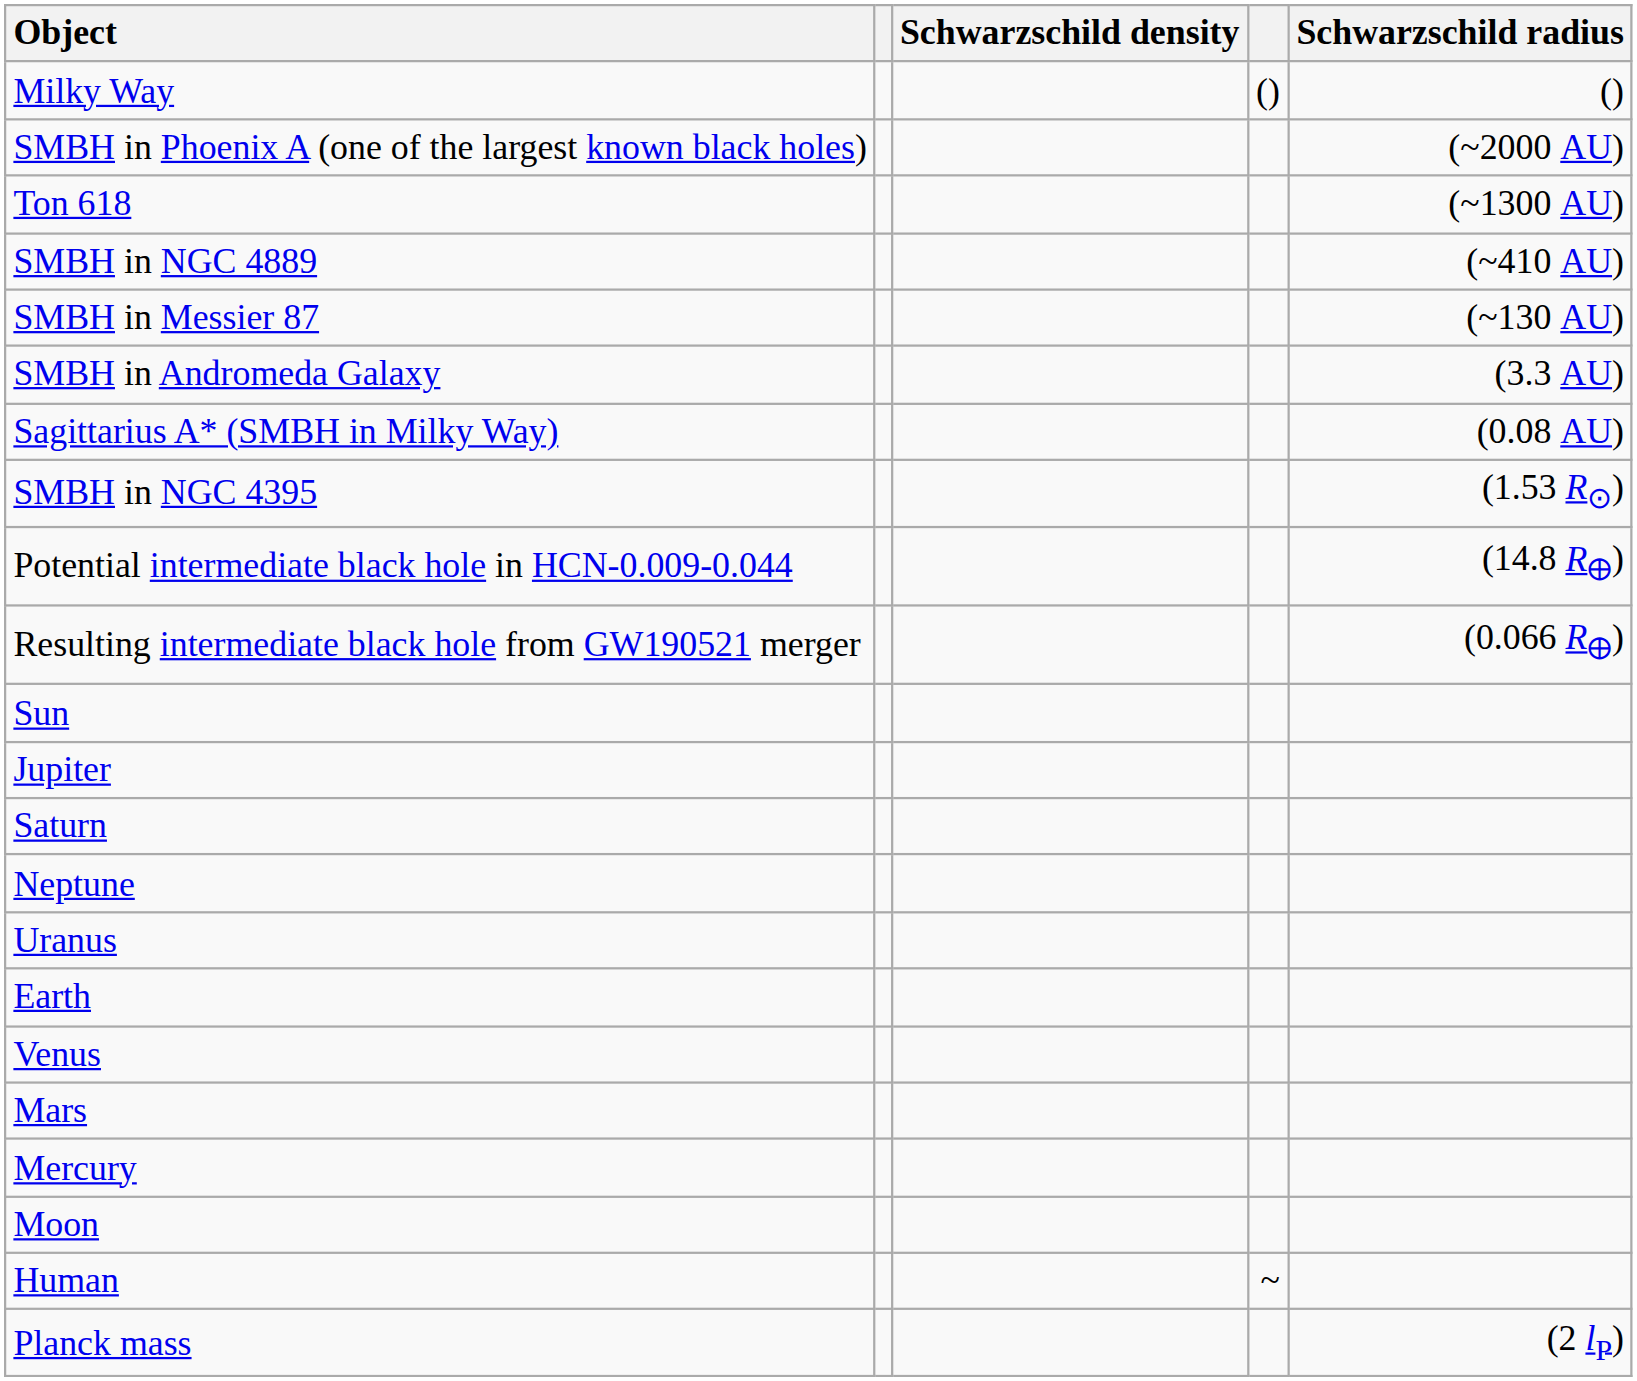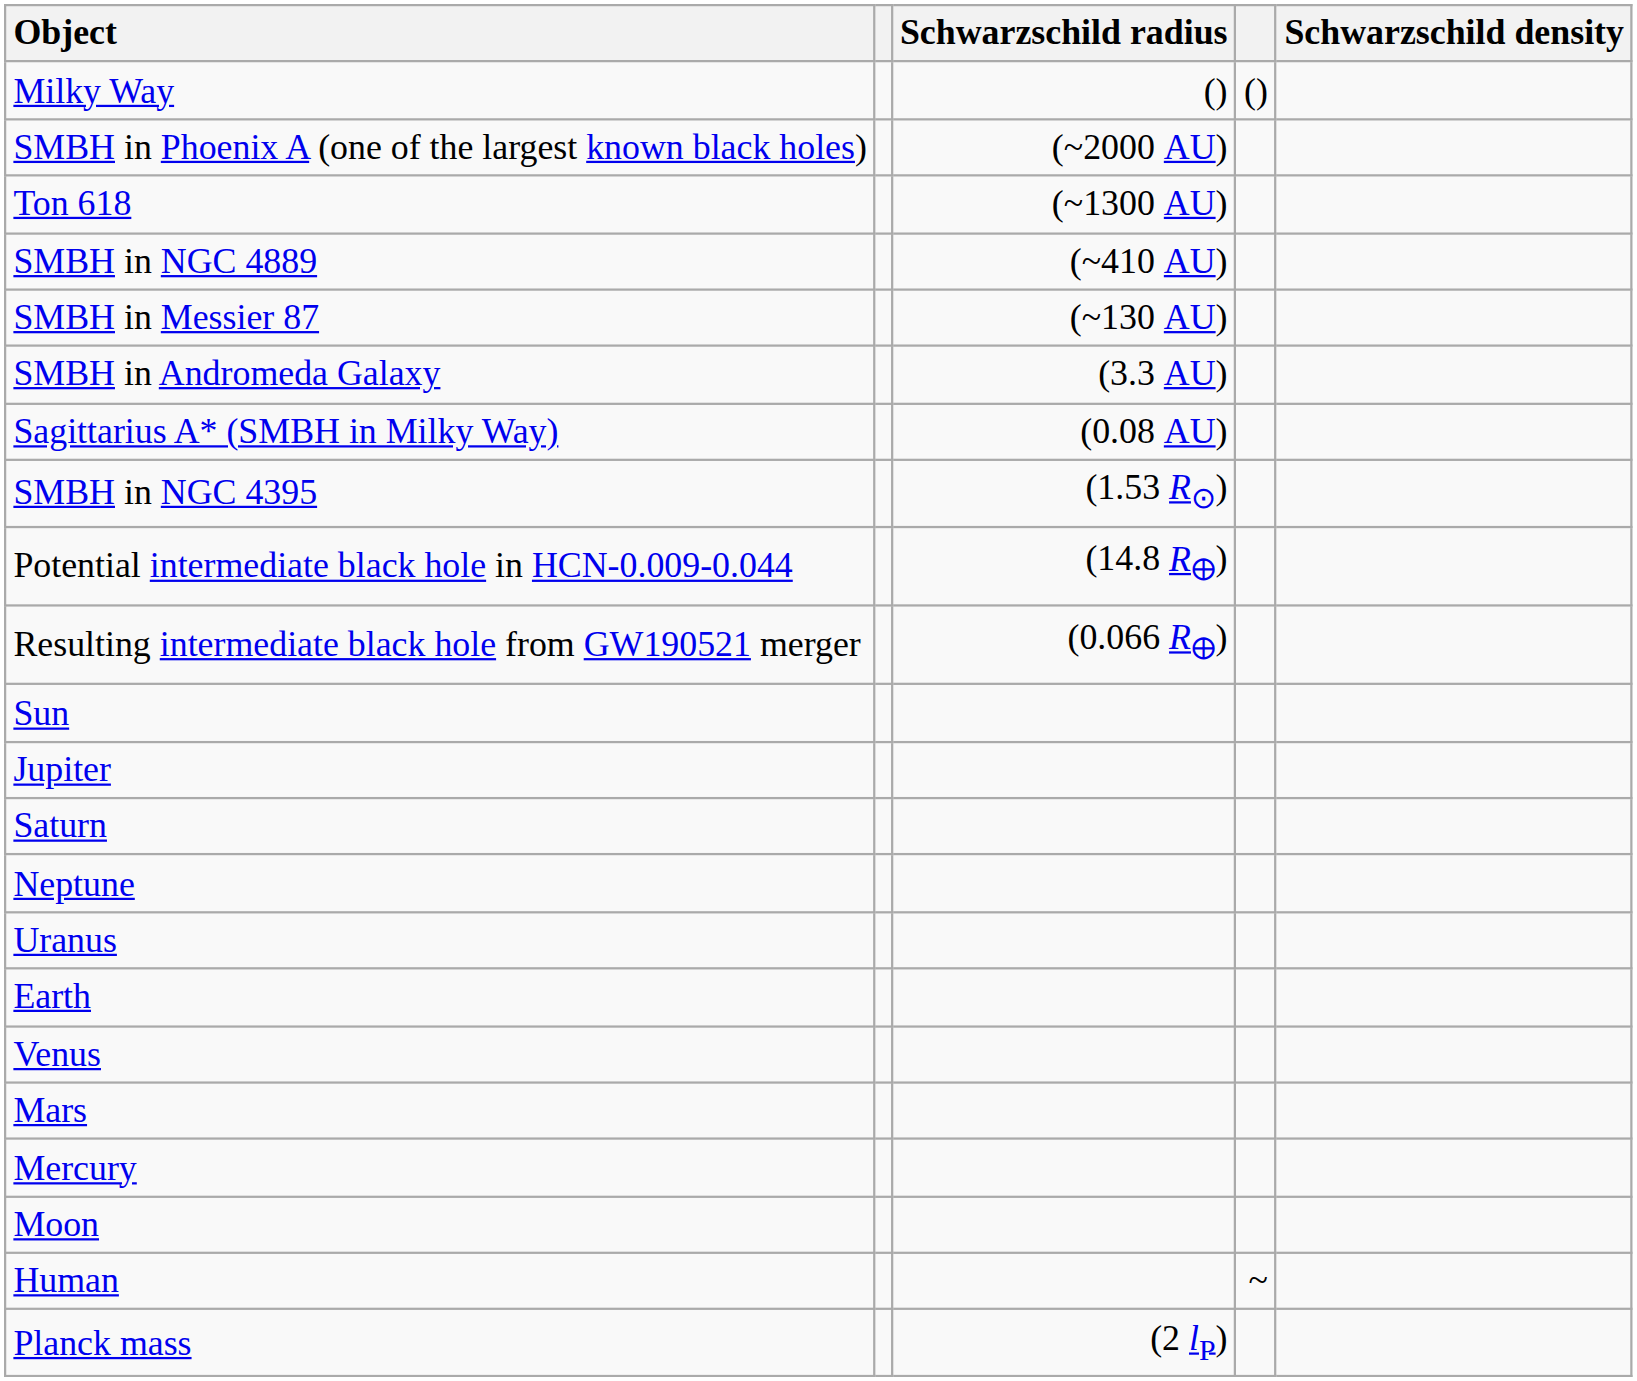columns swapped: (1460, 32) <-> (1070, 32)
